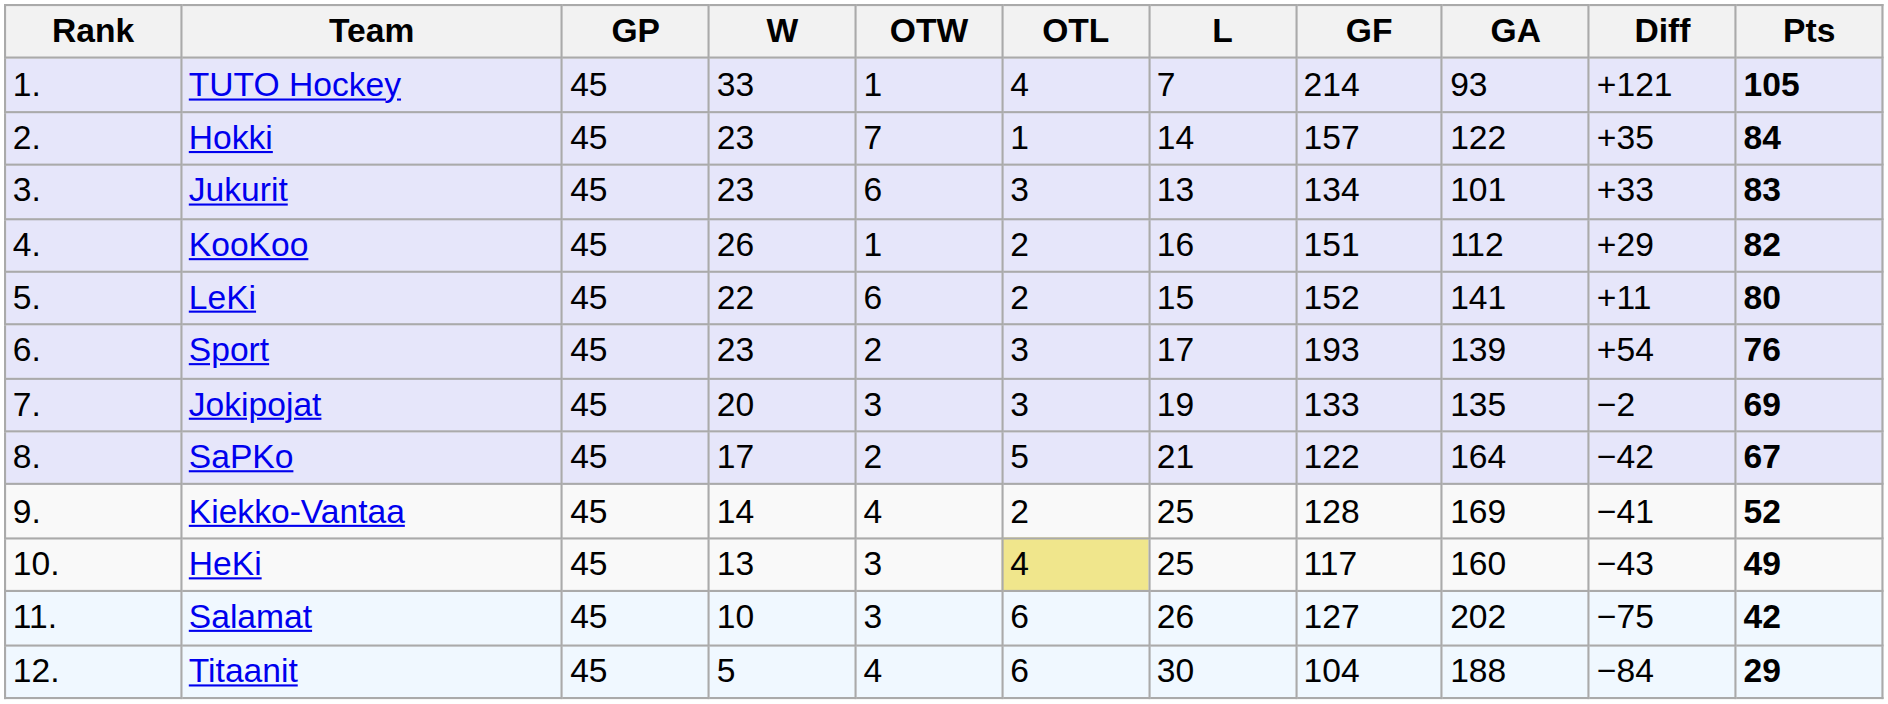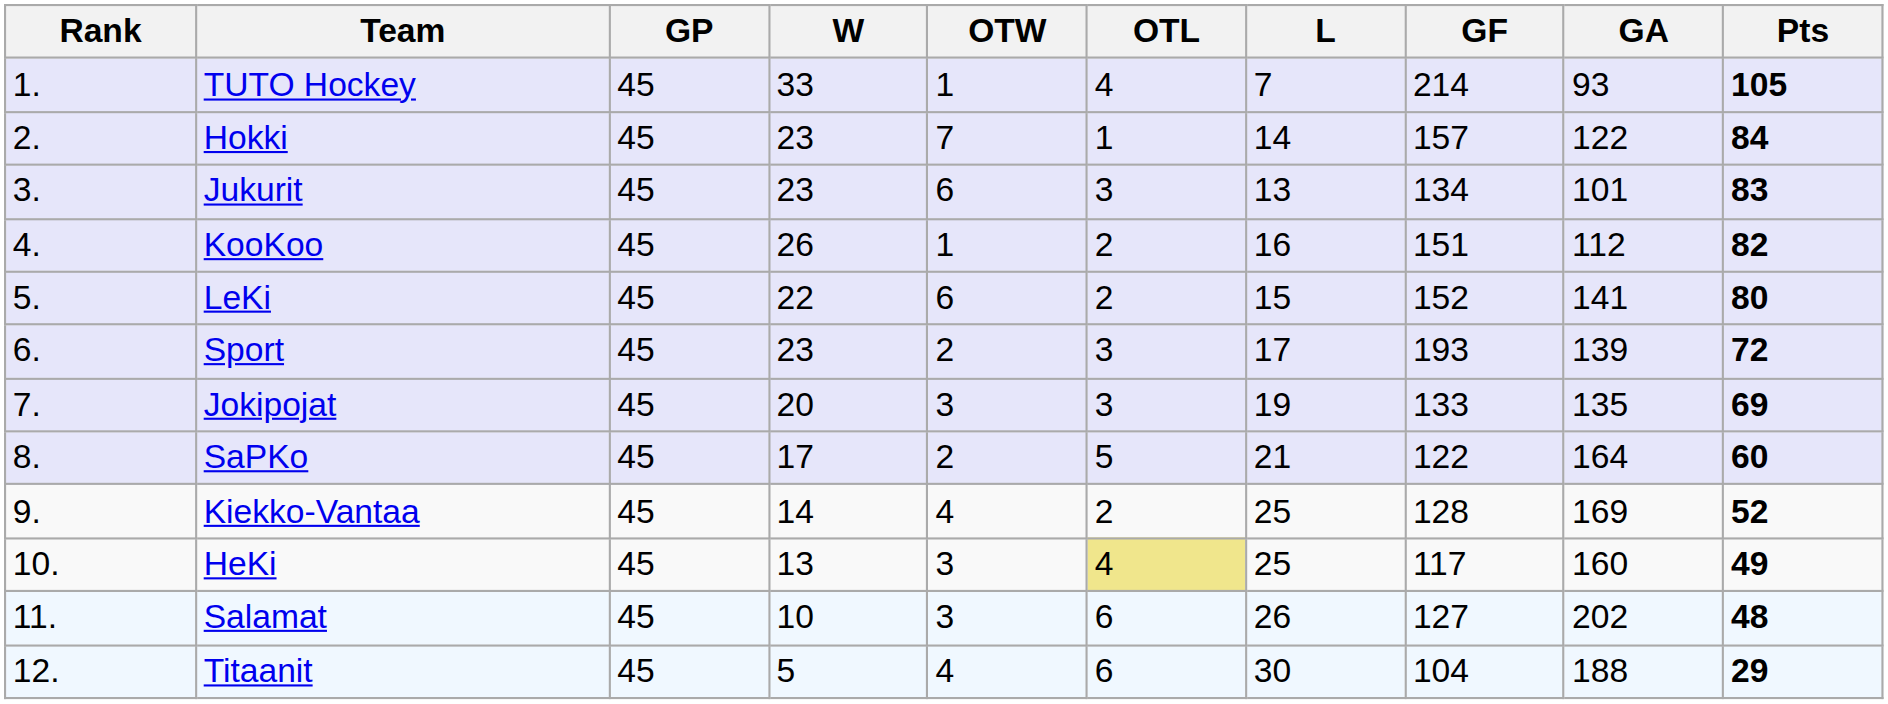- column: (1662, 31)
(1762, 350) 76 -> (1750, 350) 72
(1762, 457) 67 -> (1750, 457) 60
(1762, 617) 42 -> (1750, 617) 48
